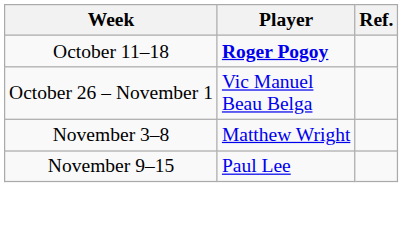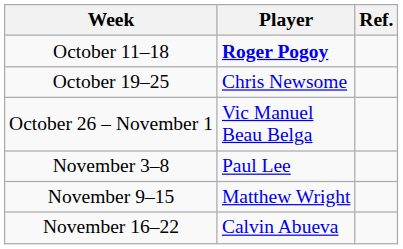+ row: (111, 81)
(286, 134) Matthew Wright -> (256, 165) Paul Lee
(256, 165) Paul Lee -> (286, 196) Matthew Wright
+ row: (111, 227)
